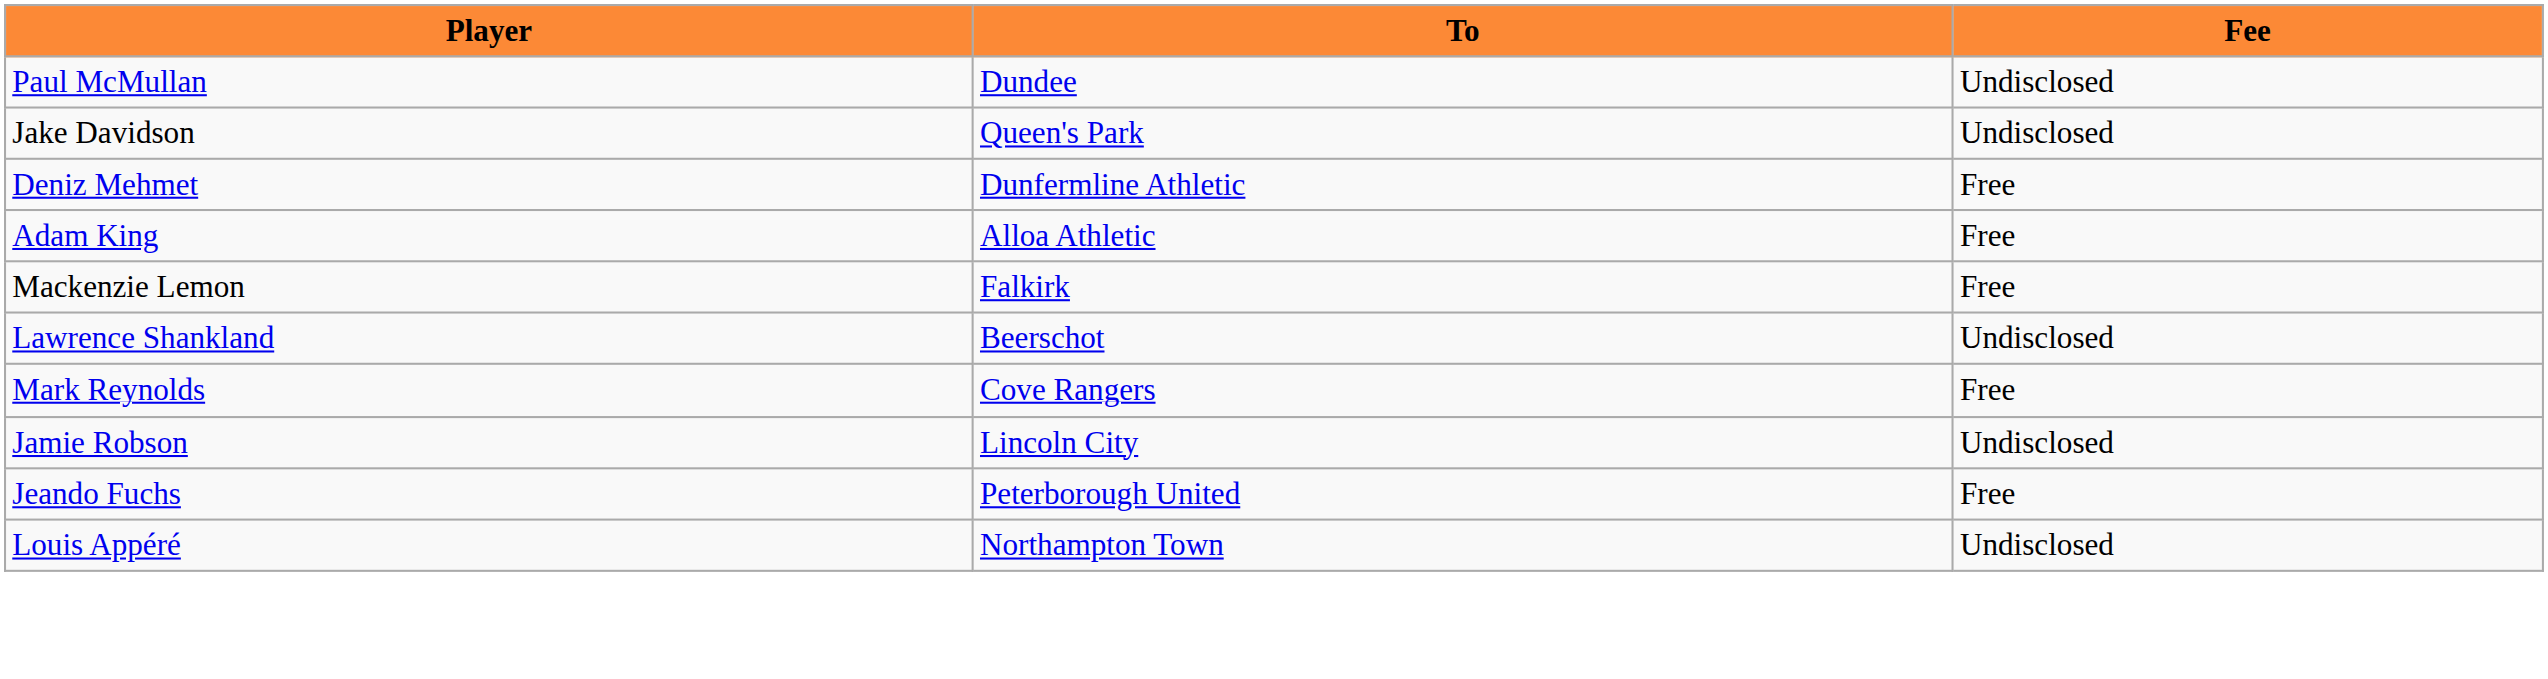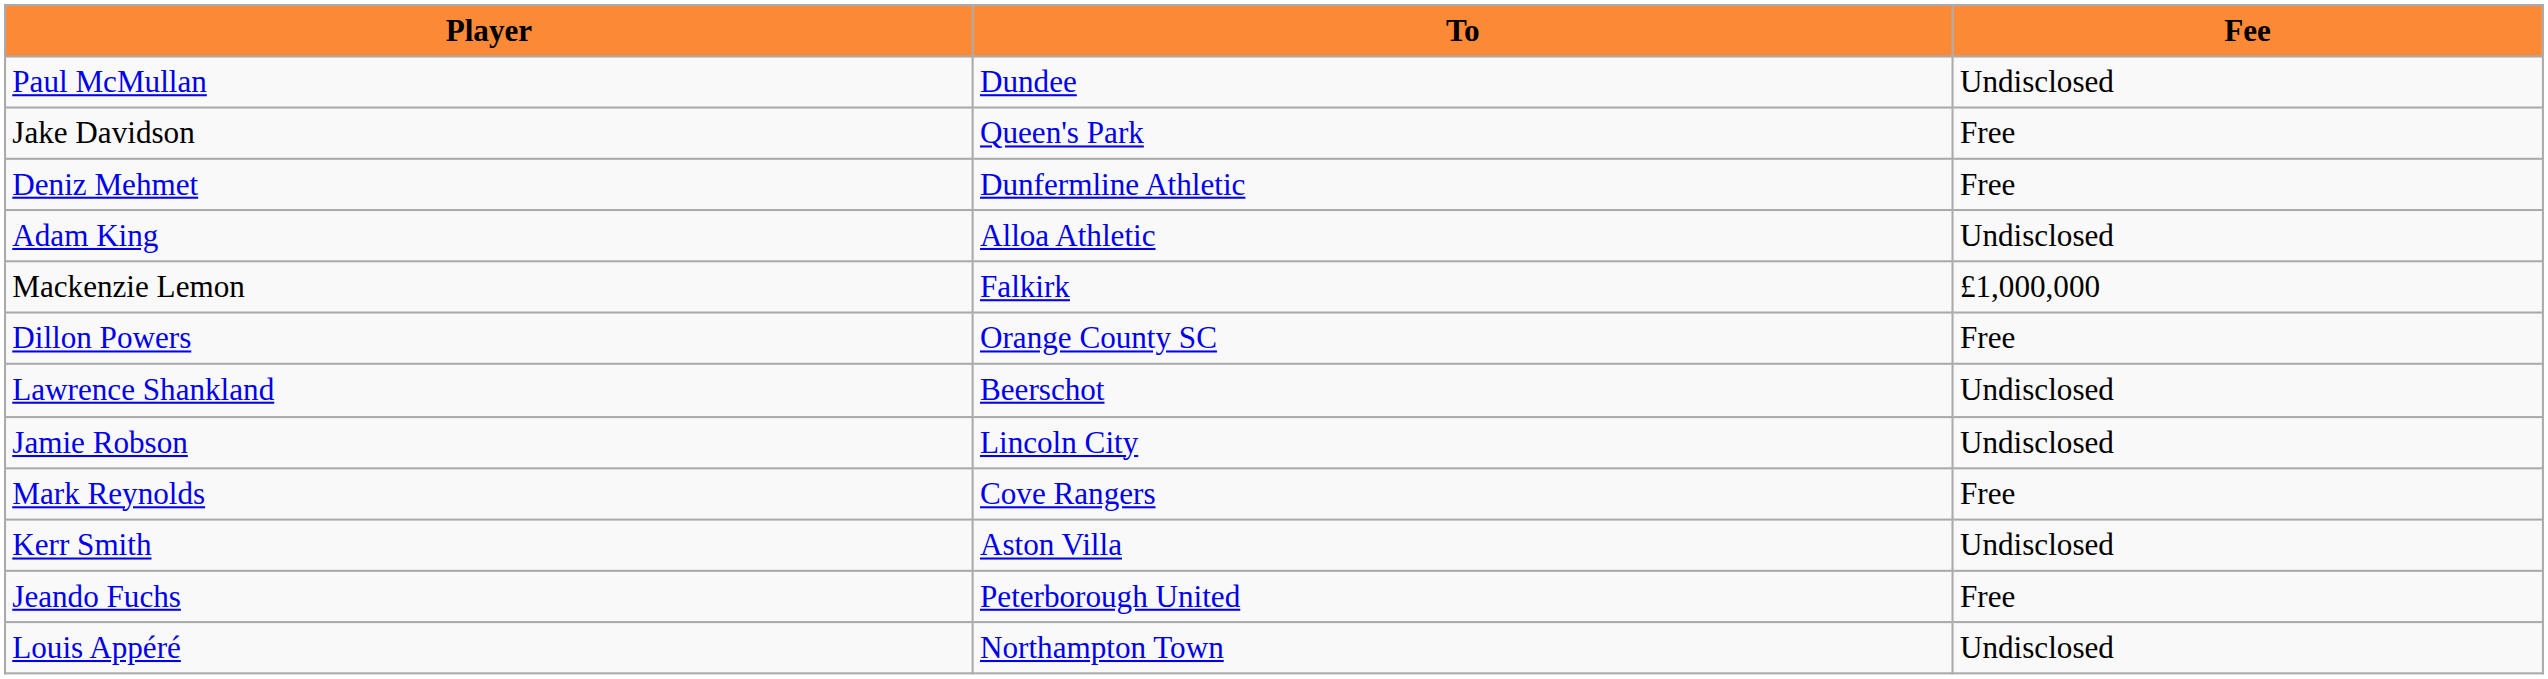(2037, 133) Undisclosed -> (1988, 133) Free
(1988, 235) Free -> (2037, 235) Undisclosed
(1988, 287) Free -> (2030, 287) £1,000,000
+ row: (102, 338)
rows swapped: (100, 441) <-> (109, 390)
+ row: (82, 544)
